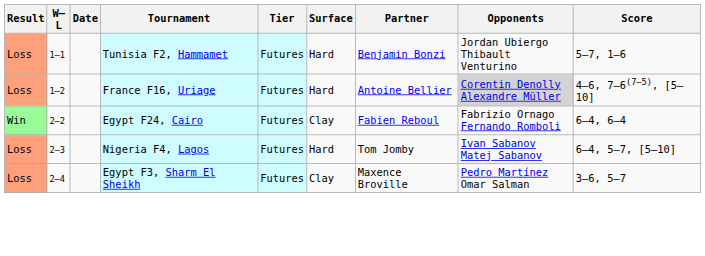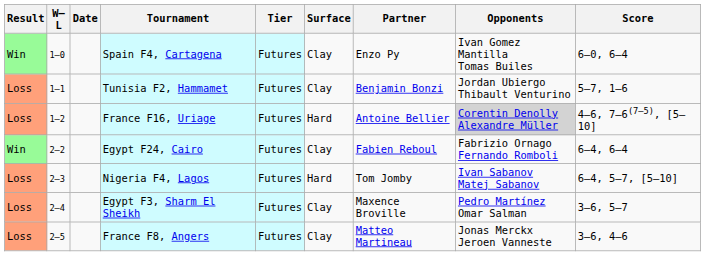+ row: (162, 54)
(321, 54) Hard -> (319, 89) Clay
+ row: (156, 236)
